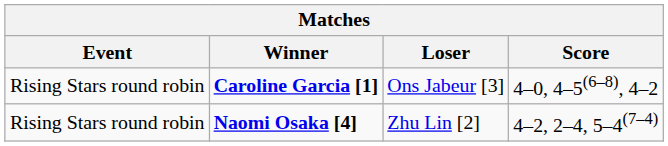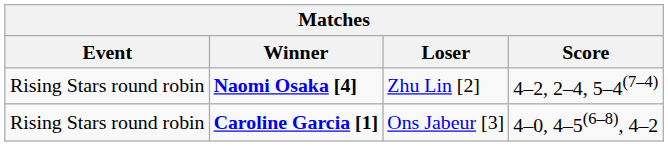rows swapped: (285, 122) <-> (296, 85)
